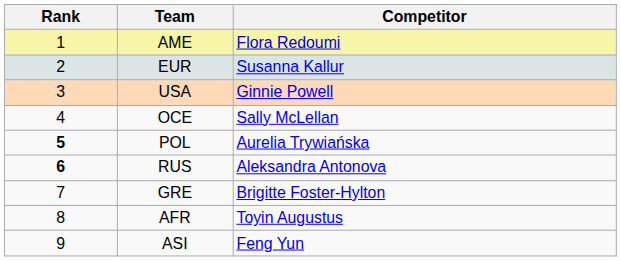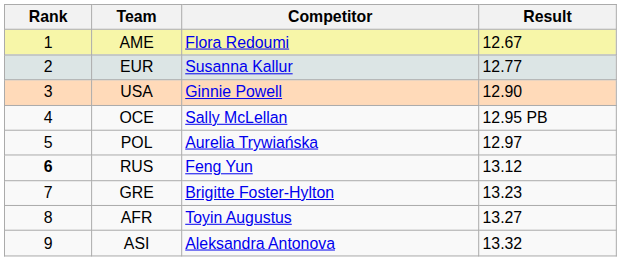+ column: (547, 17)
(61, 142) bold -> (48, 142) normal
(311, 167) Aleksandra Antonova -> (219, 167) Feng Yun
(270, 243) Feng Yun -> (260, 243) Aleksandra Antonova
